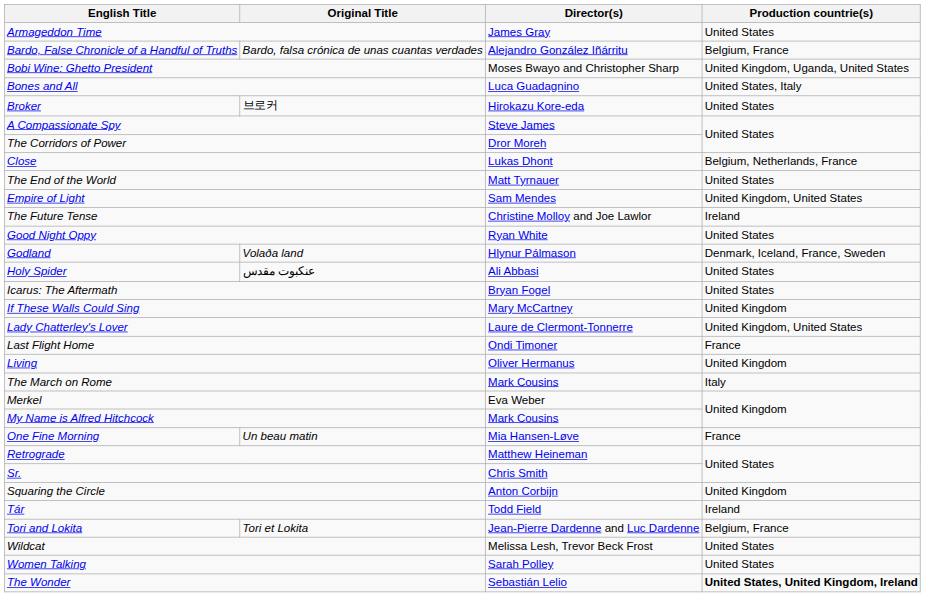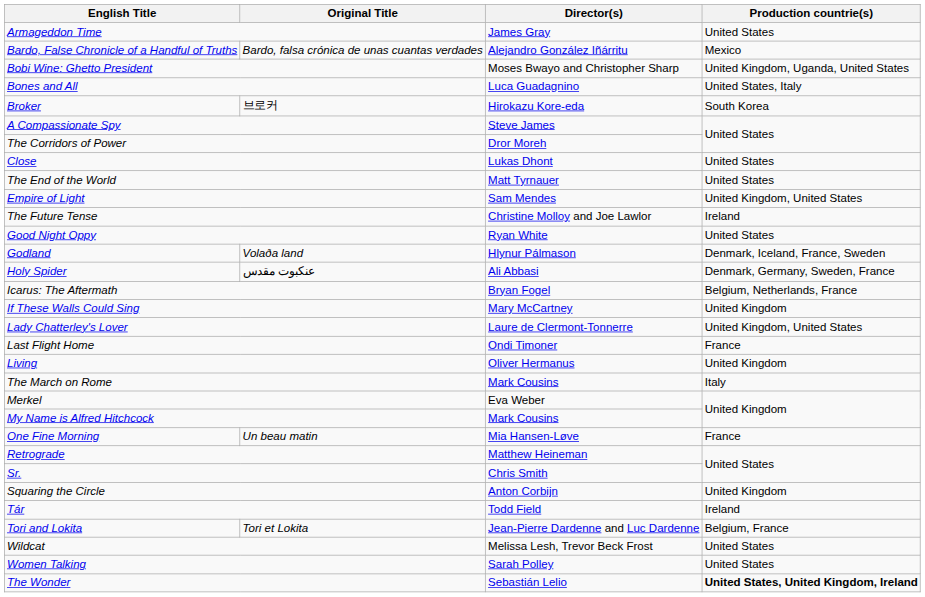(747, 50) Belgium, France -> (723, 50) Mexico
(739, 106) United States -> (737, 106) South Korea
(781, 161) Belgium, Netherlands, France -> (739, 161) United States
(739, 271) United States -> (800, 271) Denmark, Germany, Sweden, France
(739, 290) United States -> (781, 290) Belgium, Netherlands, France
